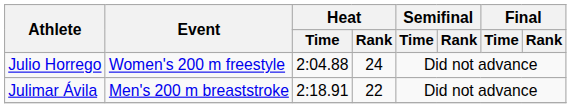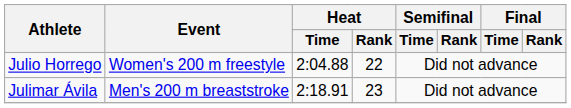(374, 66) 24 -> (374, 66) 22
(374, 90) 22 -> (374, 90) 23
